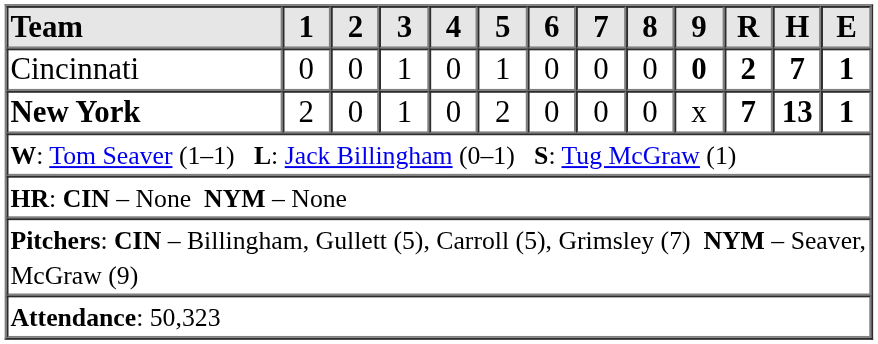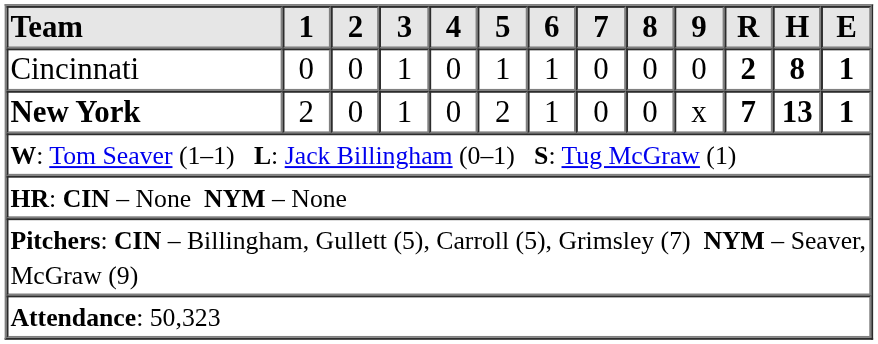(552, 69) 0 -> (552, 69) 1
(699, 69) bold -> (699, 69) normal
(797, 69) 7 -> (797, 69) 8
(552, 111) 0 -> (552, 111) 1
